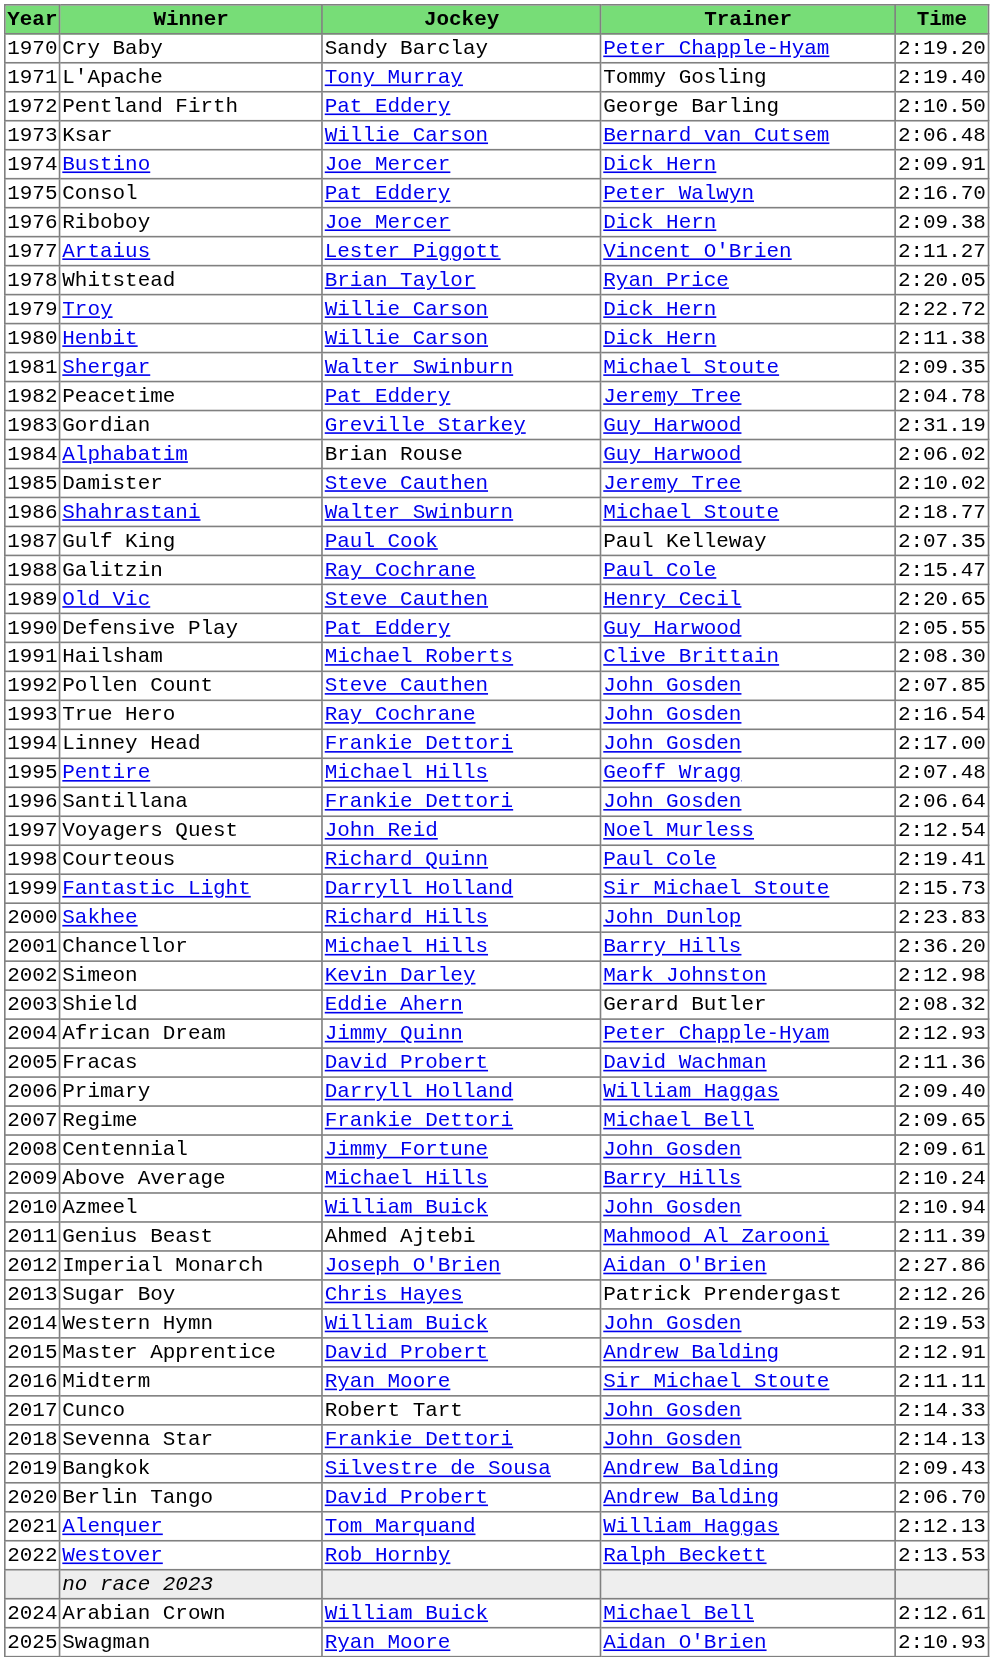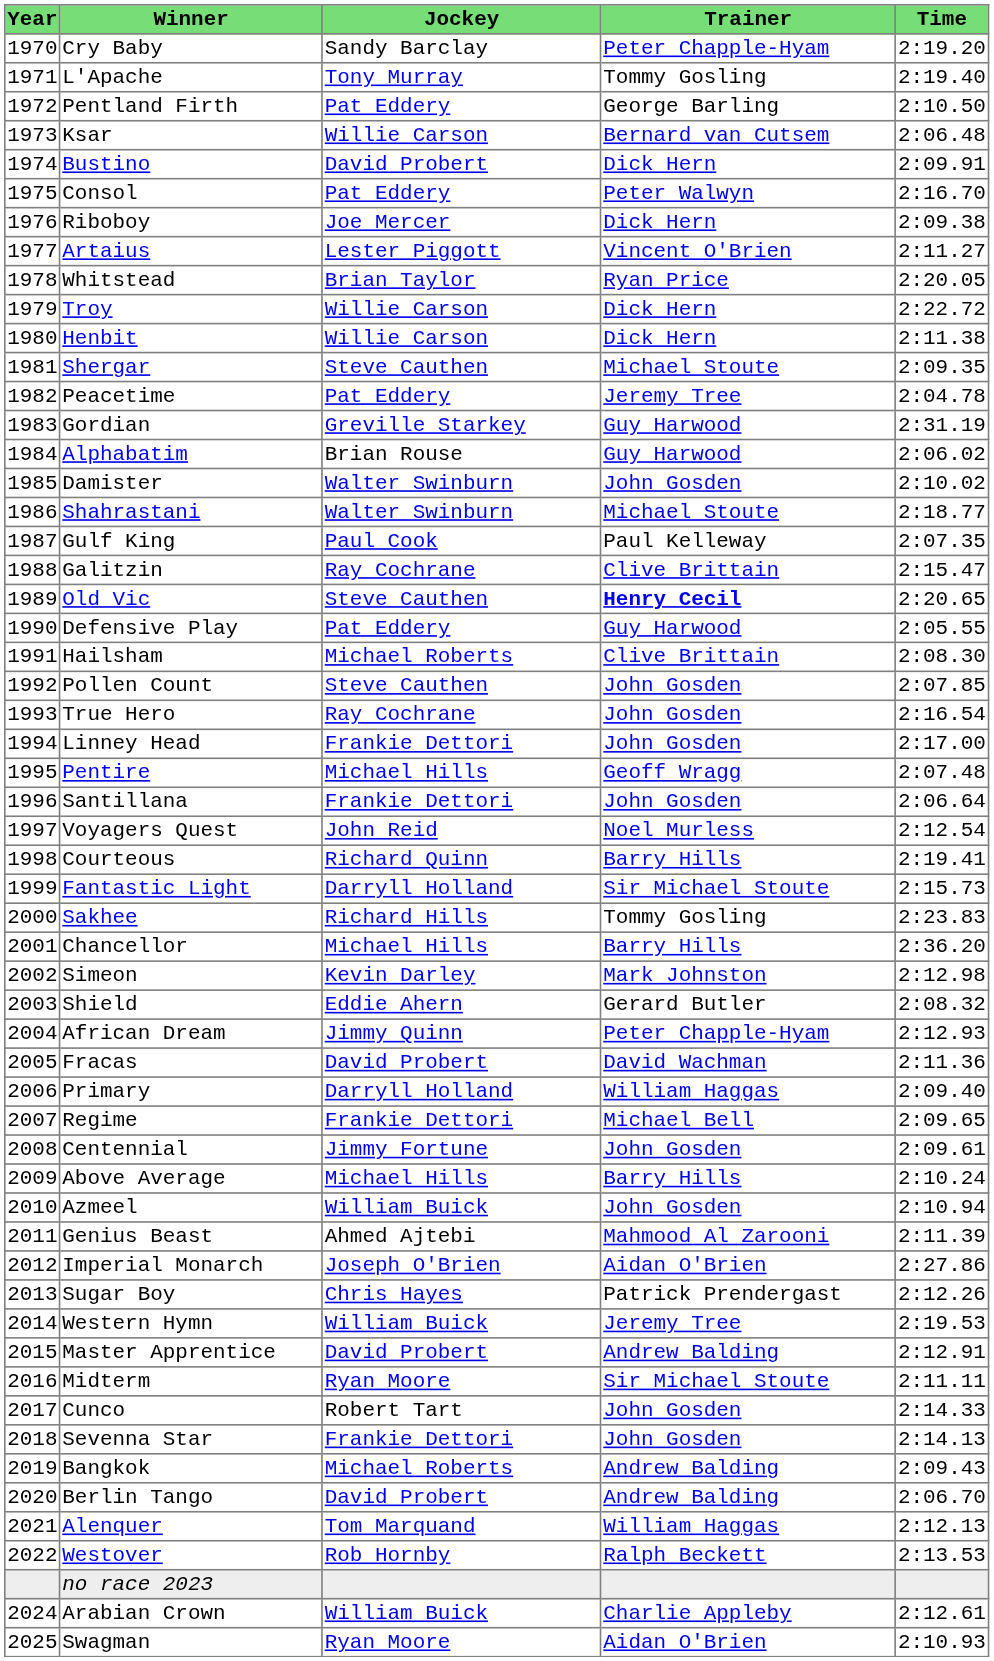(388, 164) Joe Mercer -> (406, 164) David Probert
(419, 367) Walter Swinburn -> (406, 367) Steve Cauthen
(406, 483) Steve Cauthen -> (419, 483) Walter Swinburn
(672, 483) Jeremy Tree -> (672, 483) John Gosden
(660, 570) Paul Cole -> (691, 570) Clive Brittain
(672, 599) normal -> (672, 599) bold
(660, 860) Paul Cole -> (672, 860) Barry Hills
(672, 918) John Dunlop -> (685, 918) Tommy Gosling
(672, 1323) John Gosden -> (672, 1323) Jeremy Tree
(438, 1468) Silvestre de Sousa -> (419, 1468) Michael Roberts
(679, 1613) Michael Bell -> (697, 1613) Charlie Appleby
